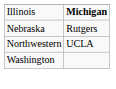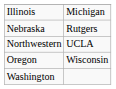(87, 12) bold -> (85, 12) normal
+ row: (22, 60)
